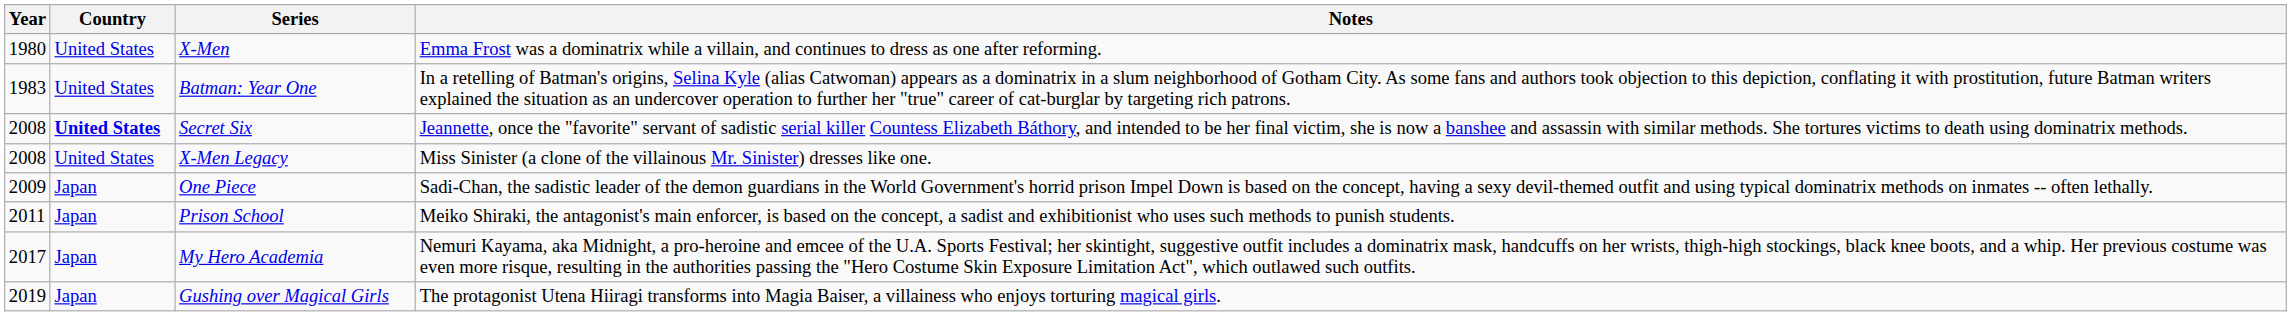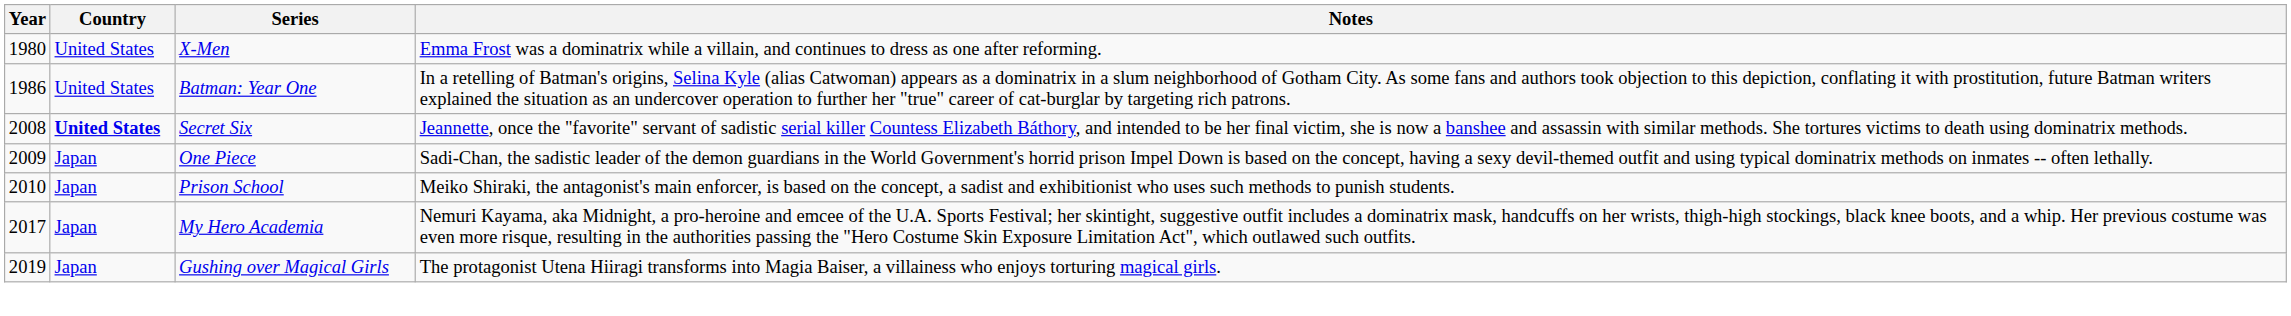(27, 88) 1983 -> (27, 88) 1986
- row: (233, 157)
(27, 216) 2011 -> (27, 187) 2010
